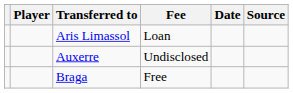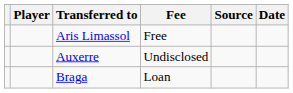columns swapped: (228, 14) <-> (266, 14)
(157, 35) Loan -> (155, 35) Free
(155, 77) Free -> (157, 77) Loan
